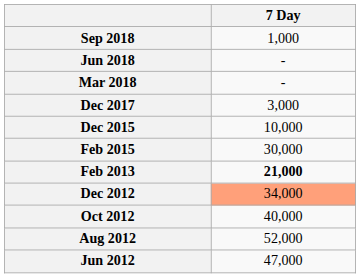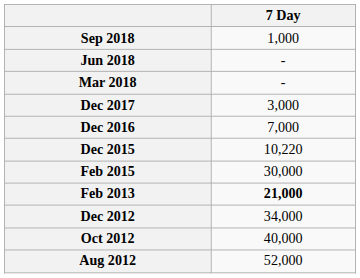+ row: (108, 127)
(283, 127) 10,000 -> (283, 149) 10,220
(283, 194) lightsalmon background -> (283, 216) no background
- row: (108, 261)
